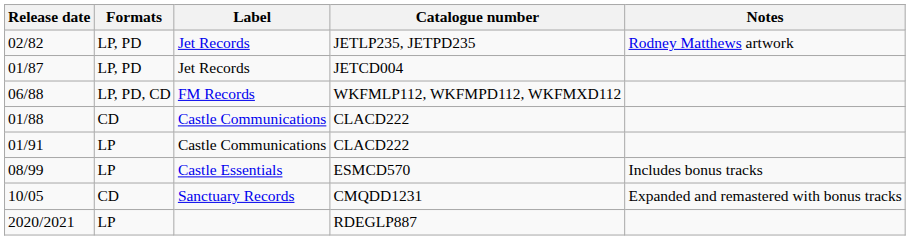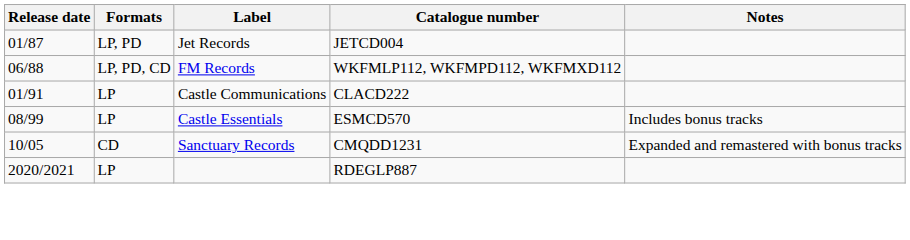- row: (26, 43)
- row: (26, 119)
